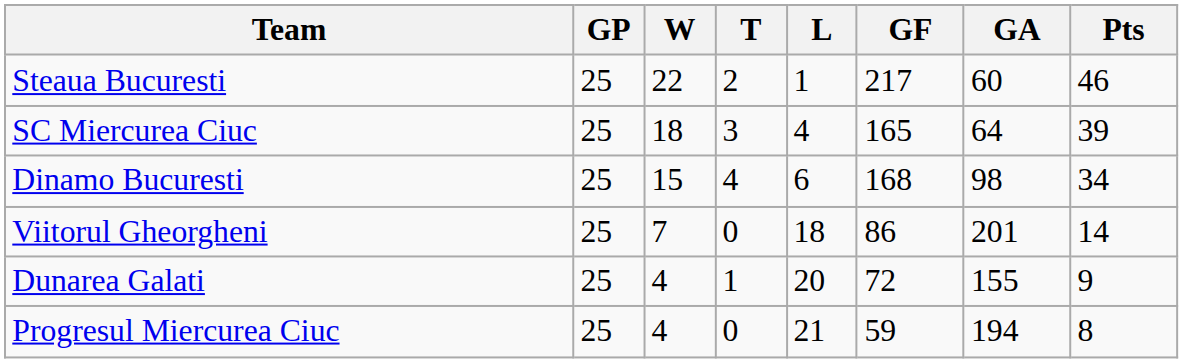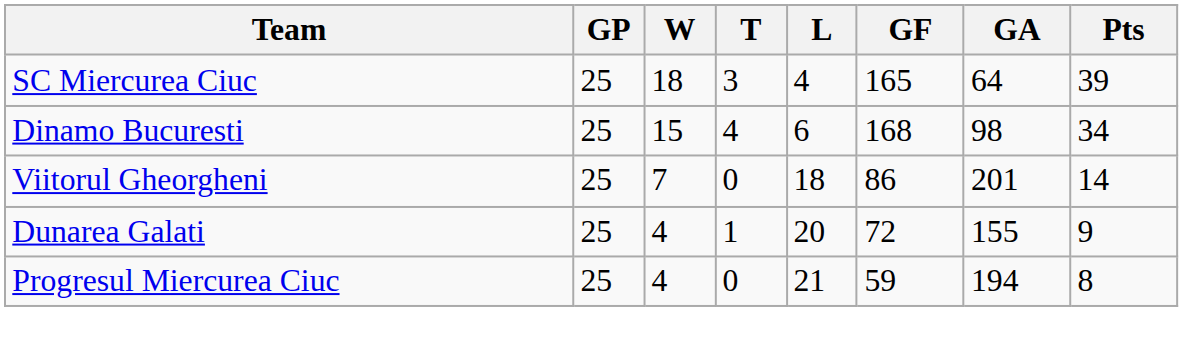- row: (119, 79)
